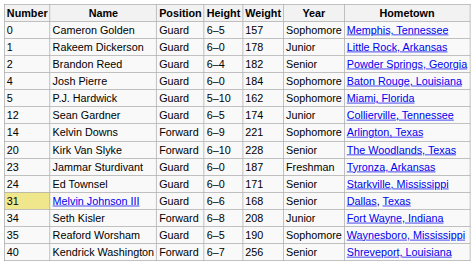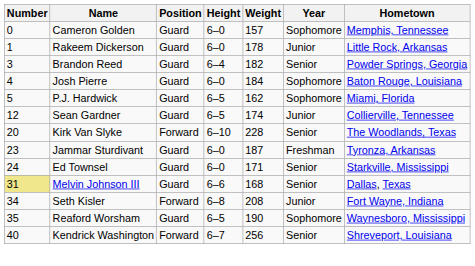(216, 30) 6–5 -> (216, 30) 6–0
(10, 64) 2 -> (10, 64) 3
(219, 99) 5–10 -> (216, 99) 6–5
- row: (85, 133)
